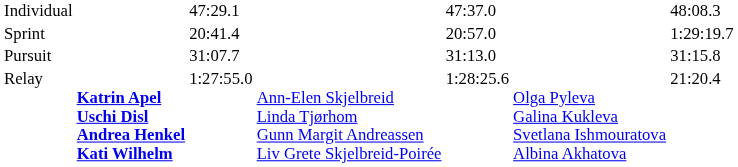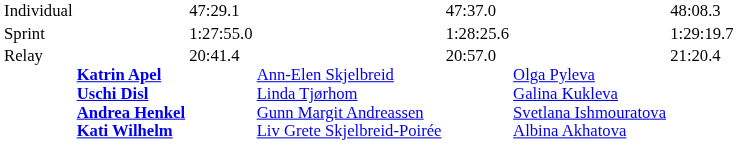(214, 33) 20:41.4 -> (221, 33) 1:27:55.0
(471, 33) 20:57.0 -> (477, 33) 1:28:25.6
- row: (28, 56)
(221, 79) 1:27:55.0 -> (214, 56) 20:41.4
(477, 79) 1:28:25.6 -> (471, 56) 20:57.0
